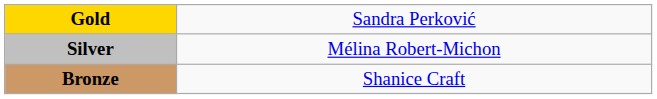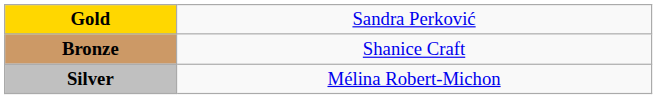rows swapped: (90, 49) <-> (90, 78)
